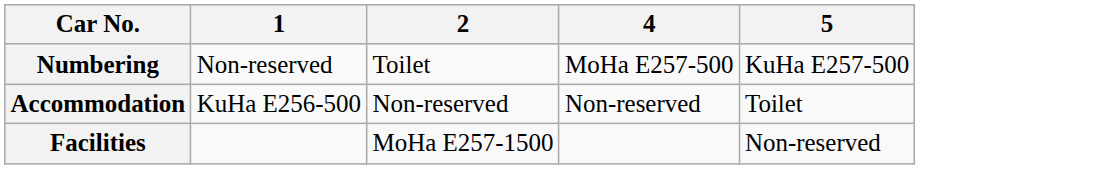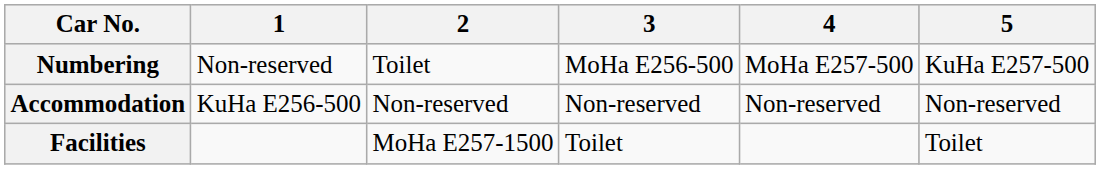+ column: (649, 24)
(774, 103) Toilet -> (993, 103) Non-reserved
(813, 143) Non-reserved -> (954, 143) Toilet
